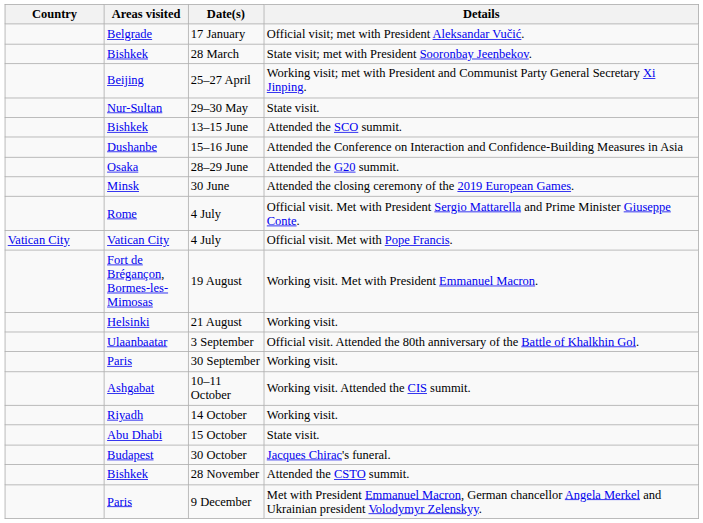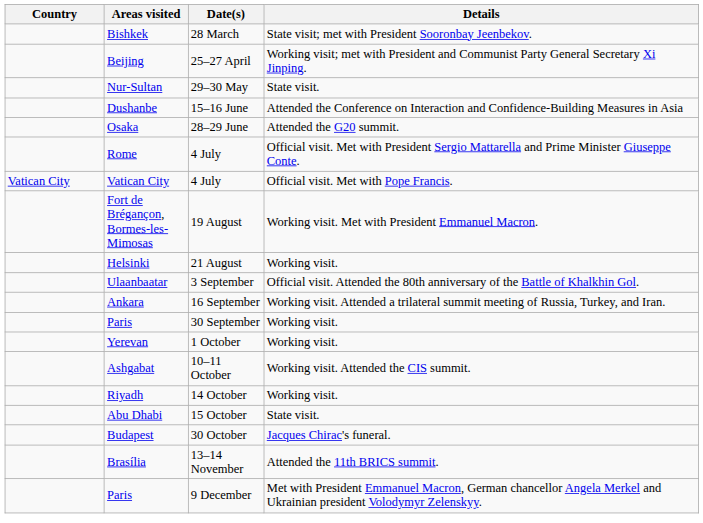- row: (130, 34)
- row: (128, 127)
- row: (123, 186)
+ row: (125, 302)
+ row: (128, 341)
+ row: (126, 461)
- row: (128, 474)
